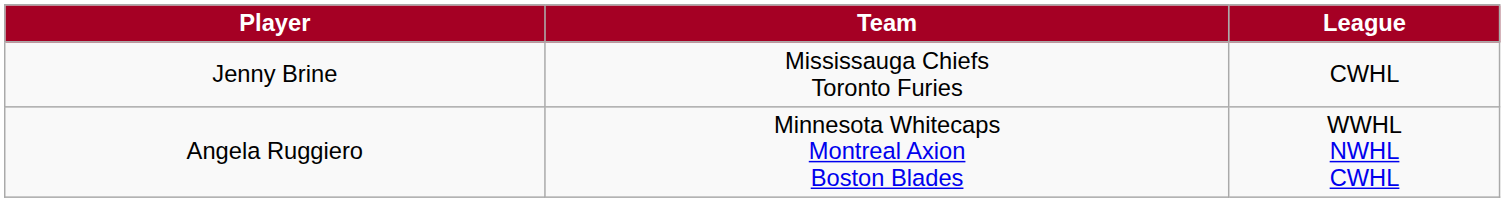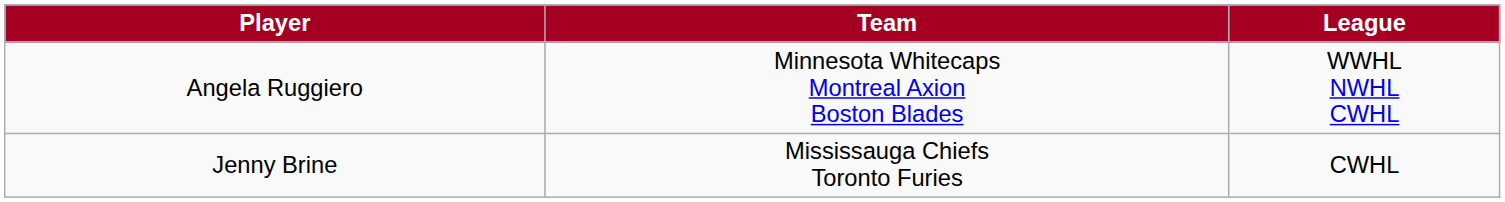rows swapped: (275, 74) <-> (275, 151)
